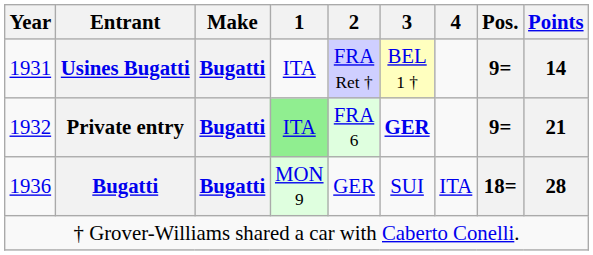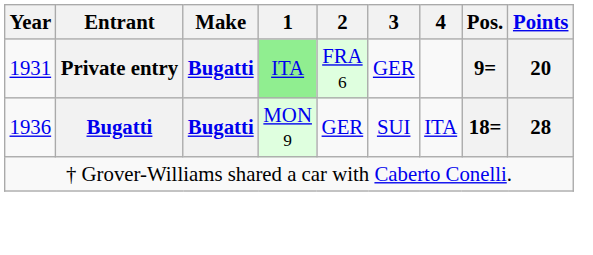- row: (125, 68)
(30, 127) 1932 -> (30, 68) 1931
(407, 127) bold -> (394, 68) normal
(556, 127) 21 -> (541, 68) 20
